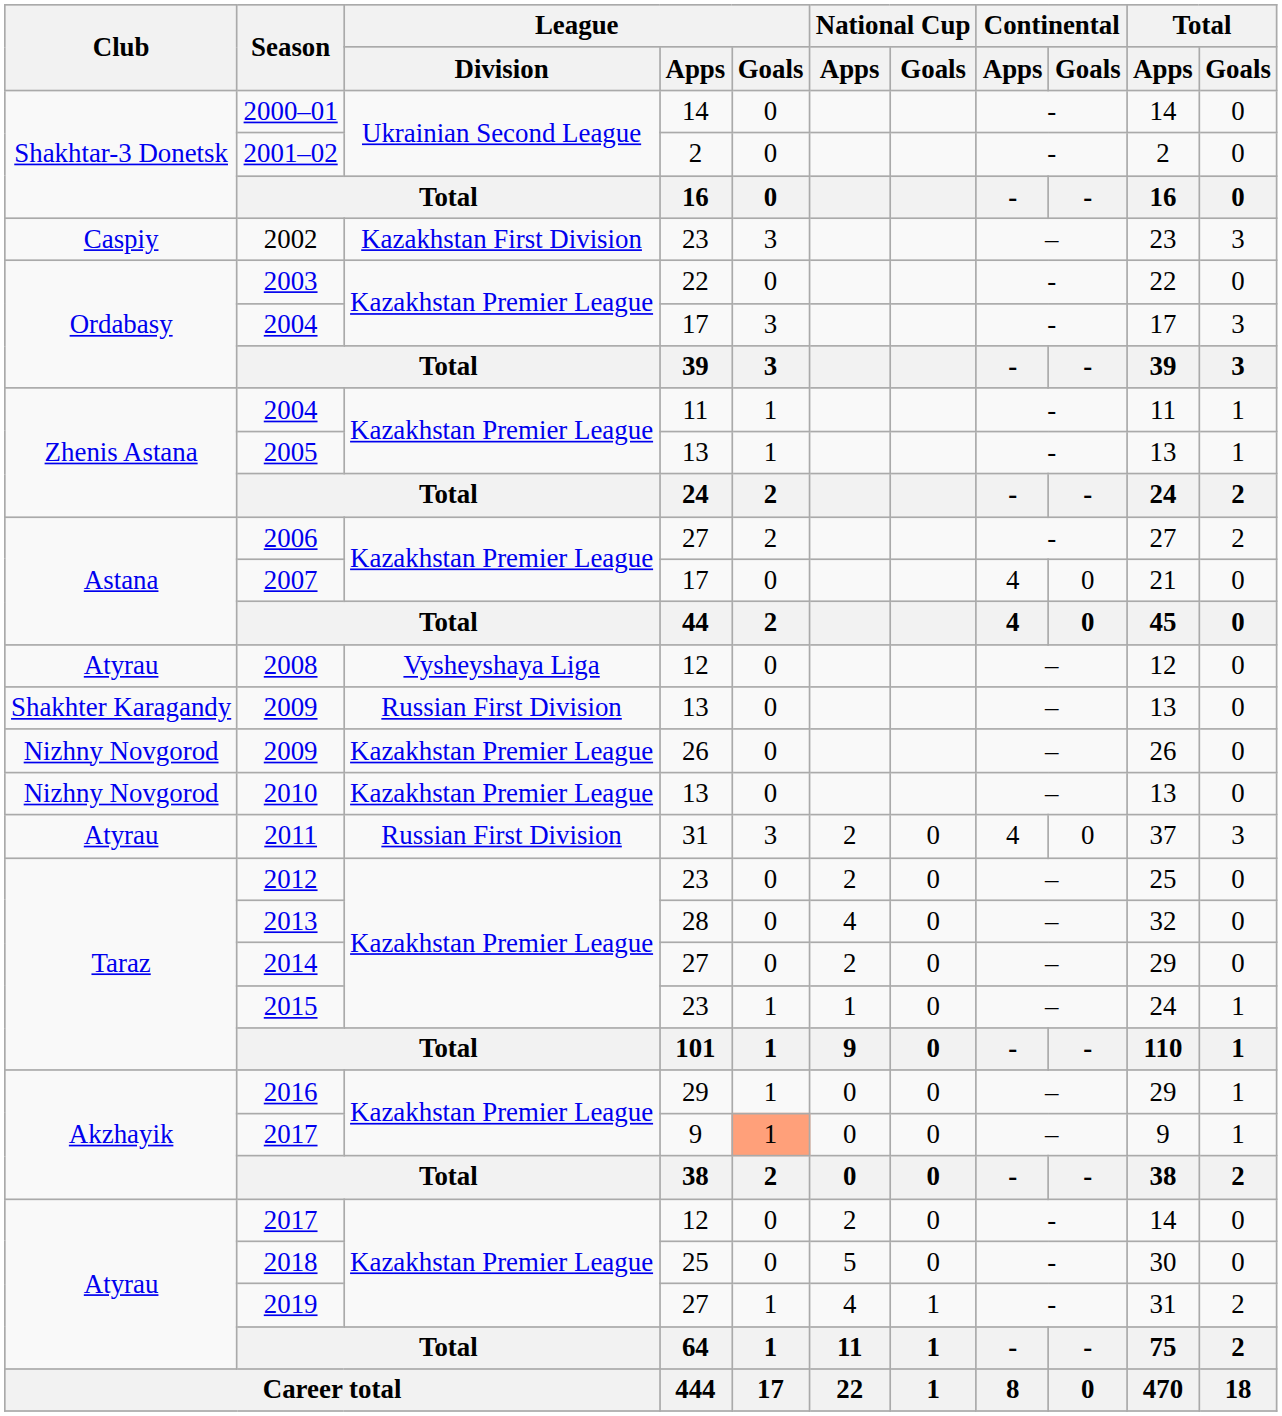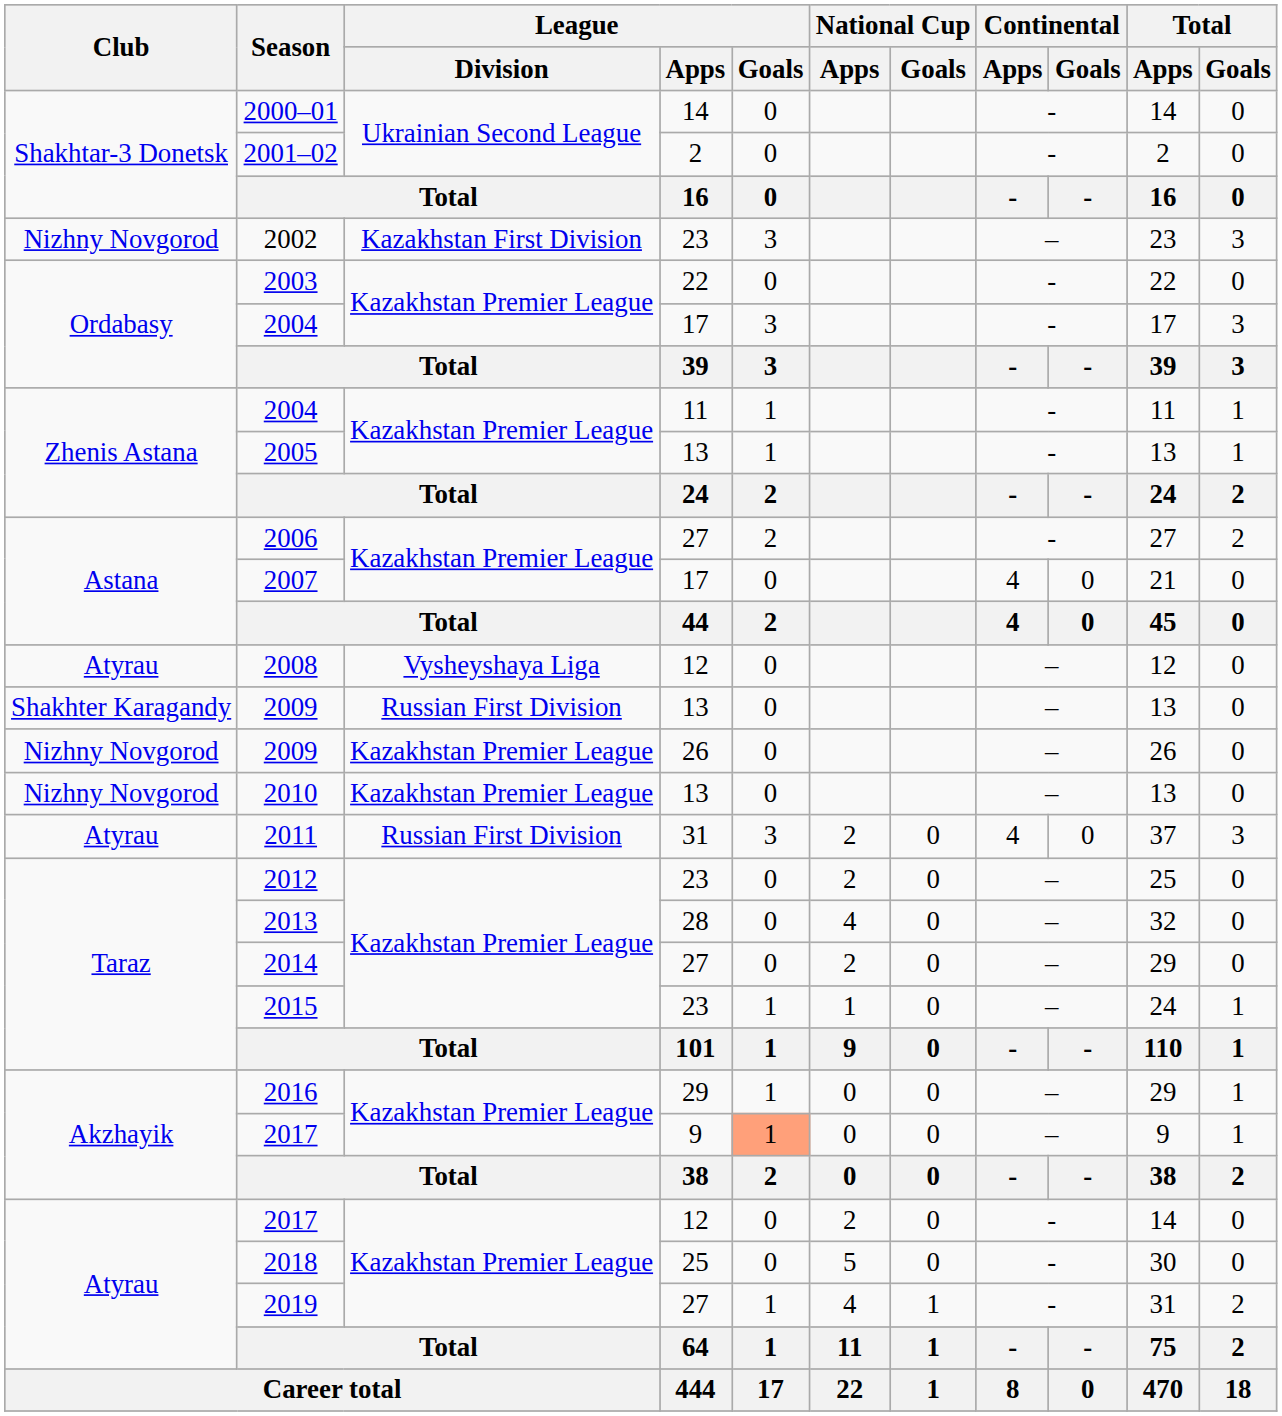(121, 238) Caspiy -> (121, 238) Nizhny Novgorod
